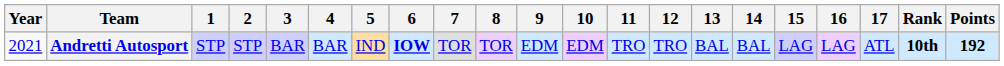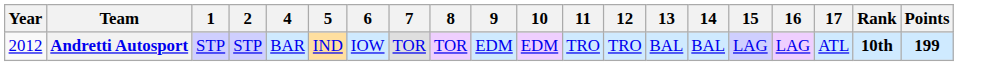- column: (288, 18)
(25, 45) 2021 -> (25, 45) 2012
(412, 45) bold -> (368, 45) normal
(972, 45) 192 -> (927, 45) 199
